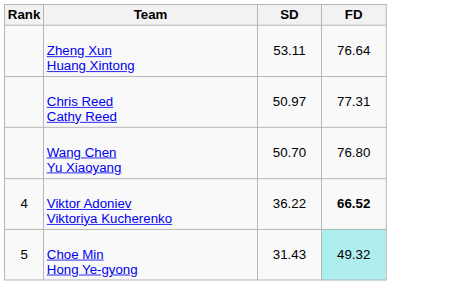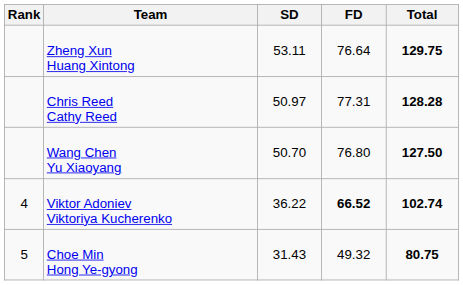+ column: (422, 15)
(354, 254) paleturquoise background -> (354, 254) no background
